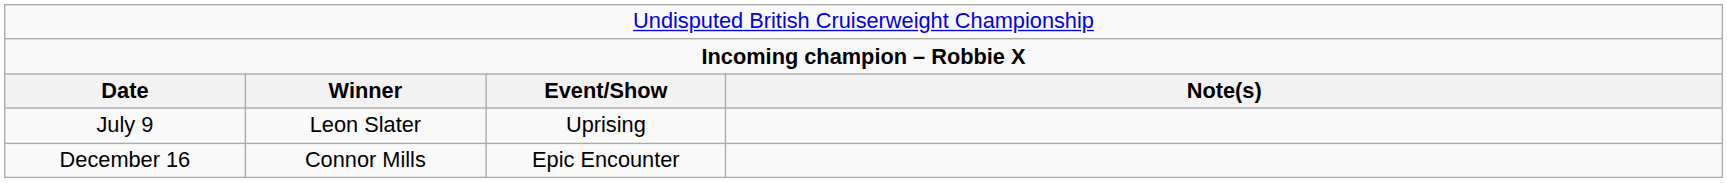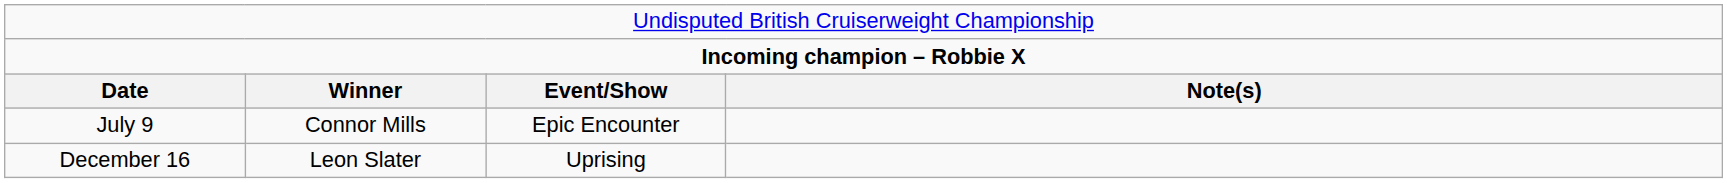(365, 125) Leon Slater -> (365, 125) Connor Mills
(606, 125) Uprising -> (606, 125) Epic Encounter
(365, 159) Connor Mills -> (365, 159) Leon Slater
(606, 159) Epic Encounter -> (606, 159) Uprising
